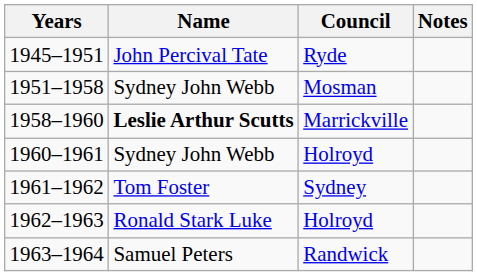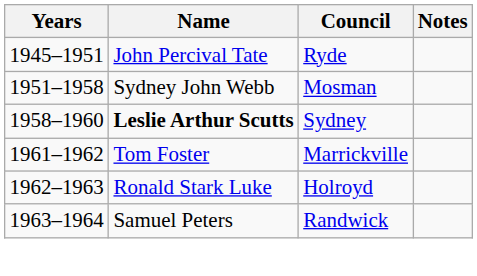(356, 120) Marrickville -> (335, 120) Sydney
- row: (57, 154)
(335, 187) Sydney -> (356, 154) Marrickville
